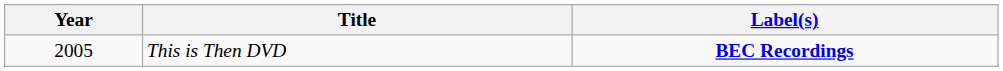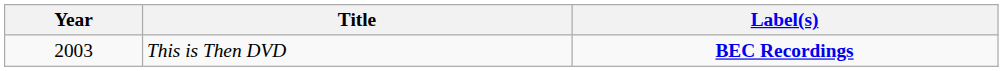(74, 50) 2005 -> (74, 50) 2003
